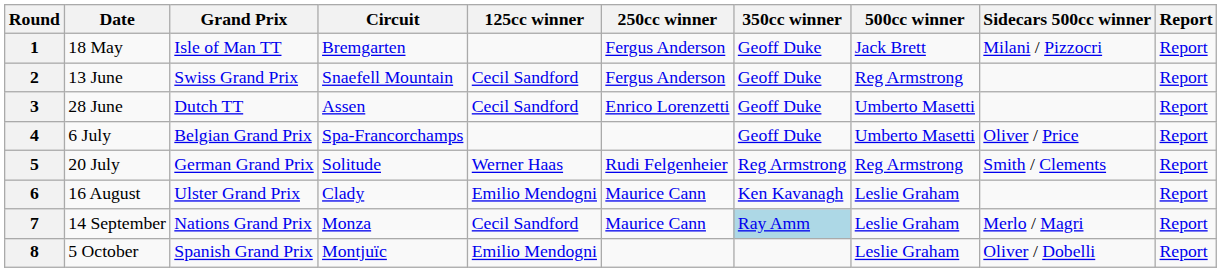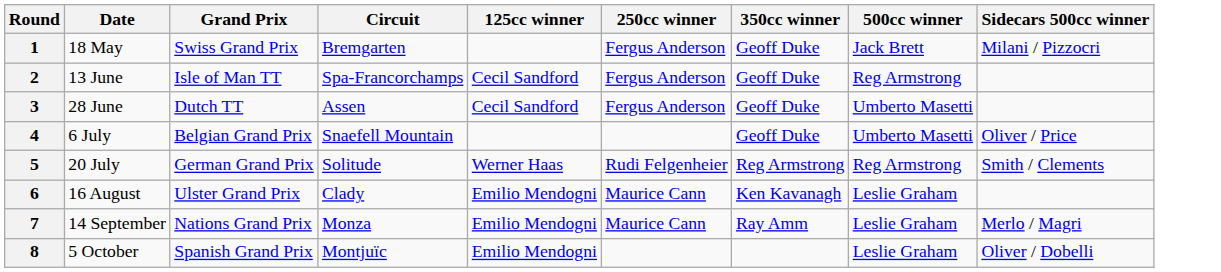- column: (1186, 18)
(228, 47) Isle of Man TT -> (236, 47) Swiss Grand Prix
(236, 77) Swiss Grand Prix -> (228, 77) Isle of Man TT
(388, 77) Snaefell Mountain -> (393, 77) Spa-Francorchamps
(667, 106) Enrico Lorenzetti -> (665, 106) Fergus Anderson
(393, 135) Spa-Francorchamps -> (388, 135) Snaefell Mountain
(525, 222) Cecil Sandford -> (534, 222) Emilio Mendogni
(774, 222) lightblue background -> (772, 222) no background
